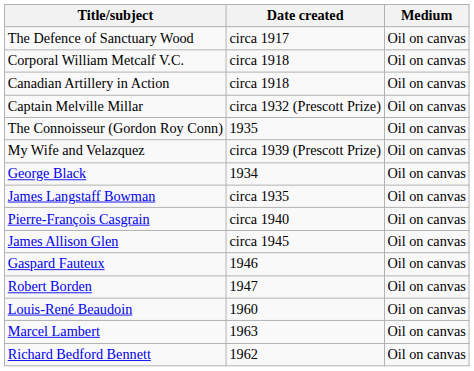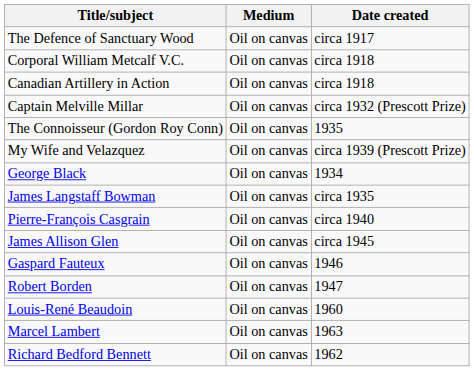columns swapped: (305, 15) <-> (427, 15)
